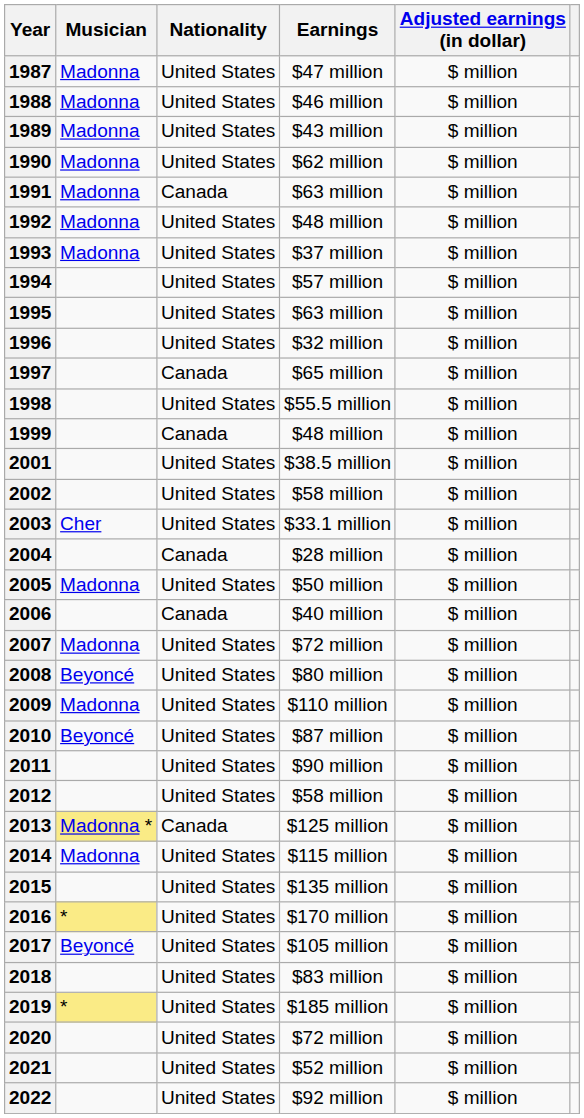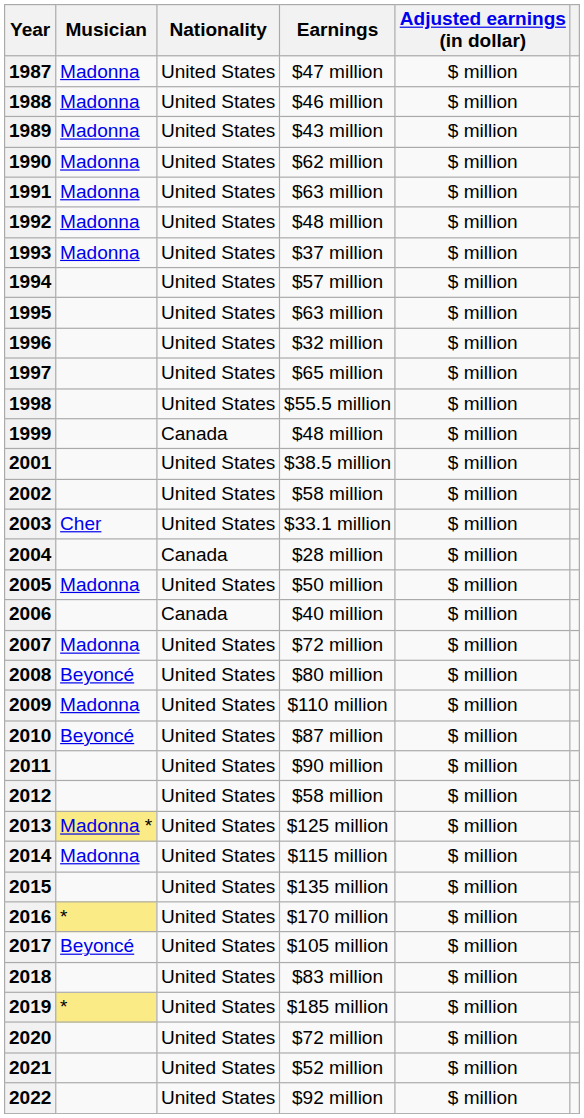(194, 191) Canada -> (218, 191) United States
(194, 373) Canada -> (218, 373) United States
(194, 826) Canada -> (218, 826) United States
